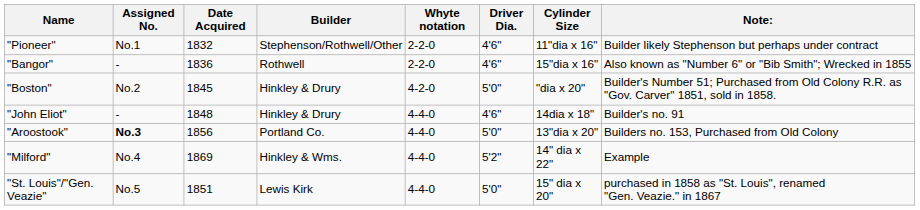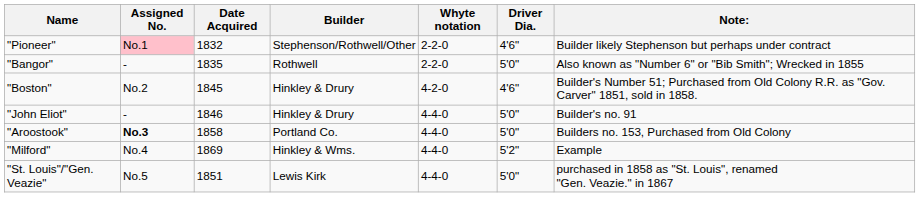- column: (567, 20)
(128, 45) no background -> (135, 45) pink background
(200, 63) 1836 -> (210, 63) 1835
(492, 63) 4'6" -> (509, 63) 5'0"
(492, 89) 5'0" -> (509, 89) 4'6"
(200, 114) 1848 -> (210, 114) 1846
(492, 114) 4'6" -> (509, 114) 5'0"
(200, 132) 1856 -> (210, 132) 1858
